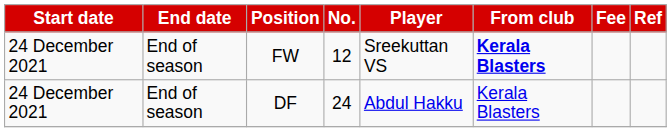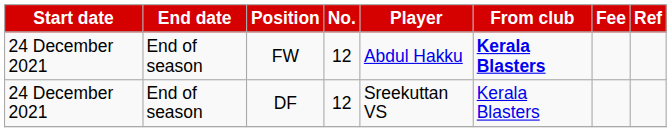(406, 55) Sreekuttan VS -> (413, 55) Abdul Hakku
(342, 103) 24 -> (342, 103) 12
(413, 103) Abdul Hakku -> (406, 103) Sreekuttan VS
